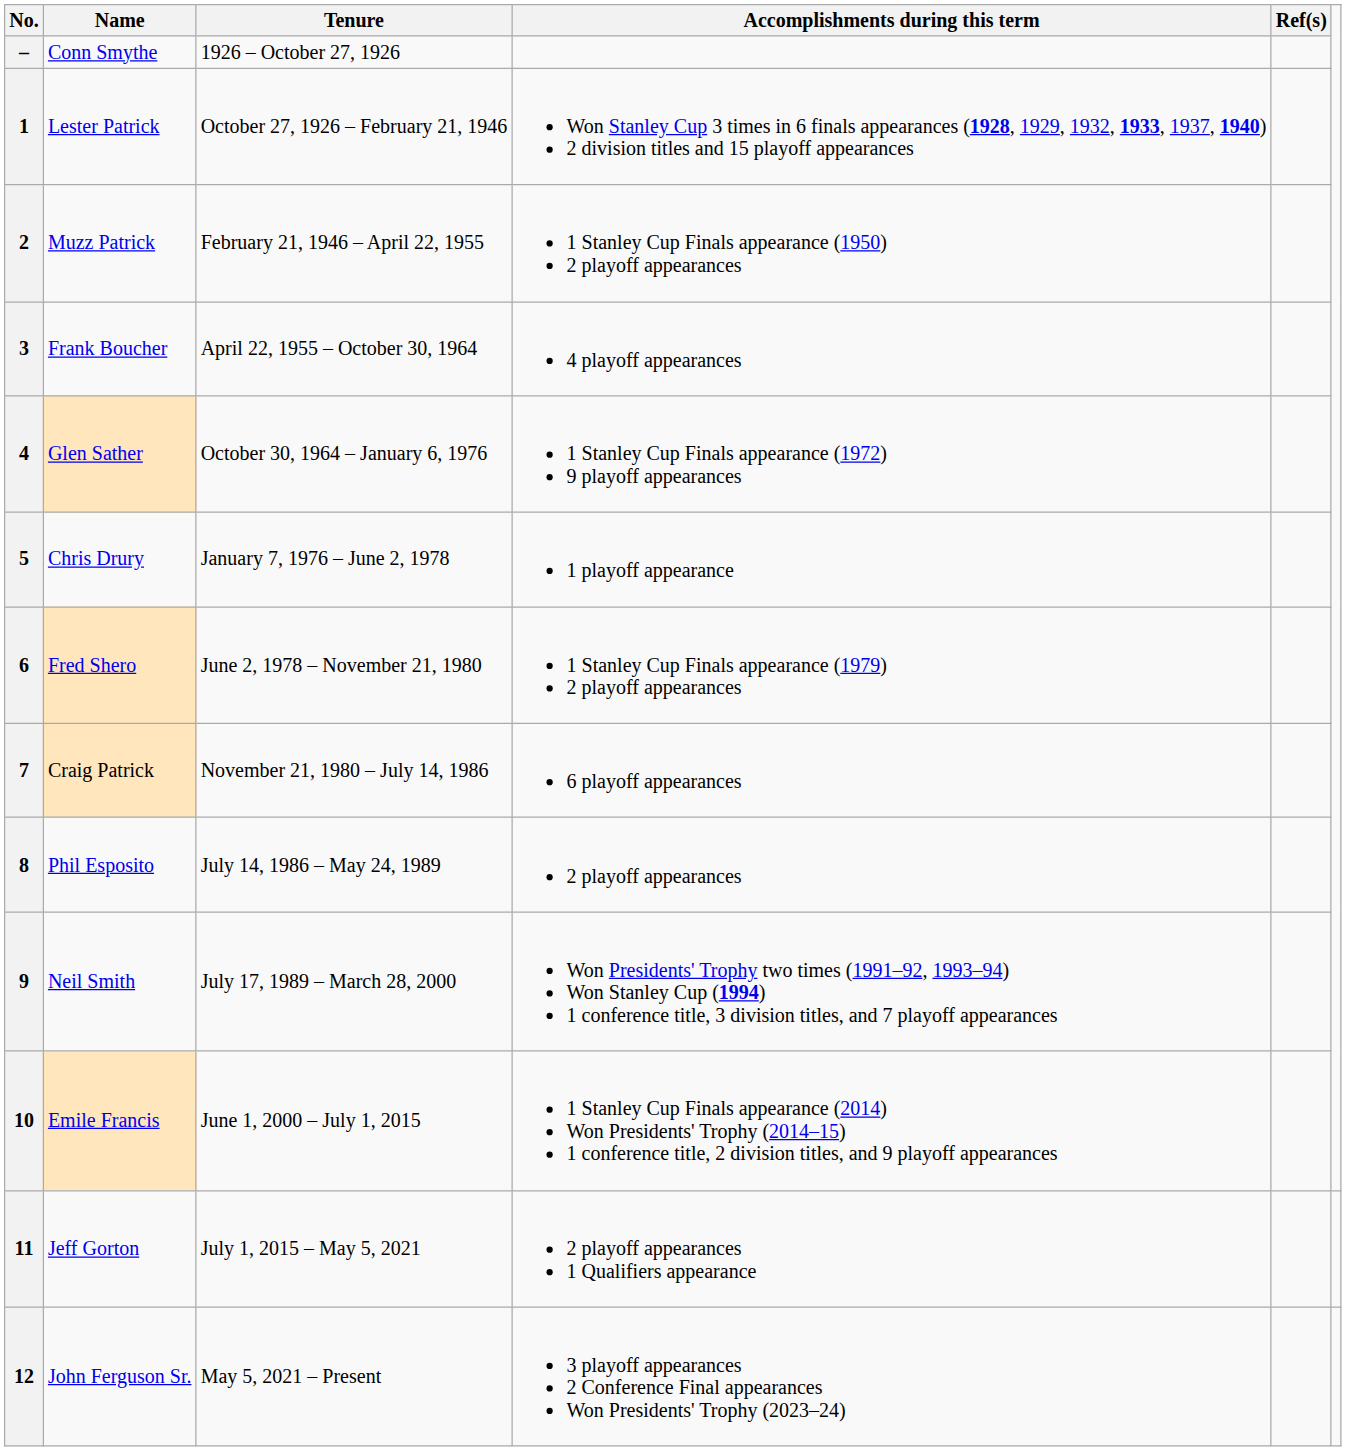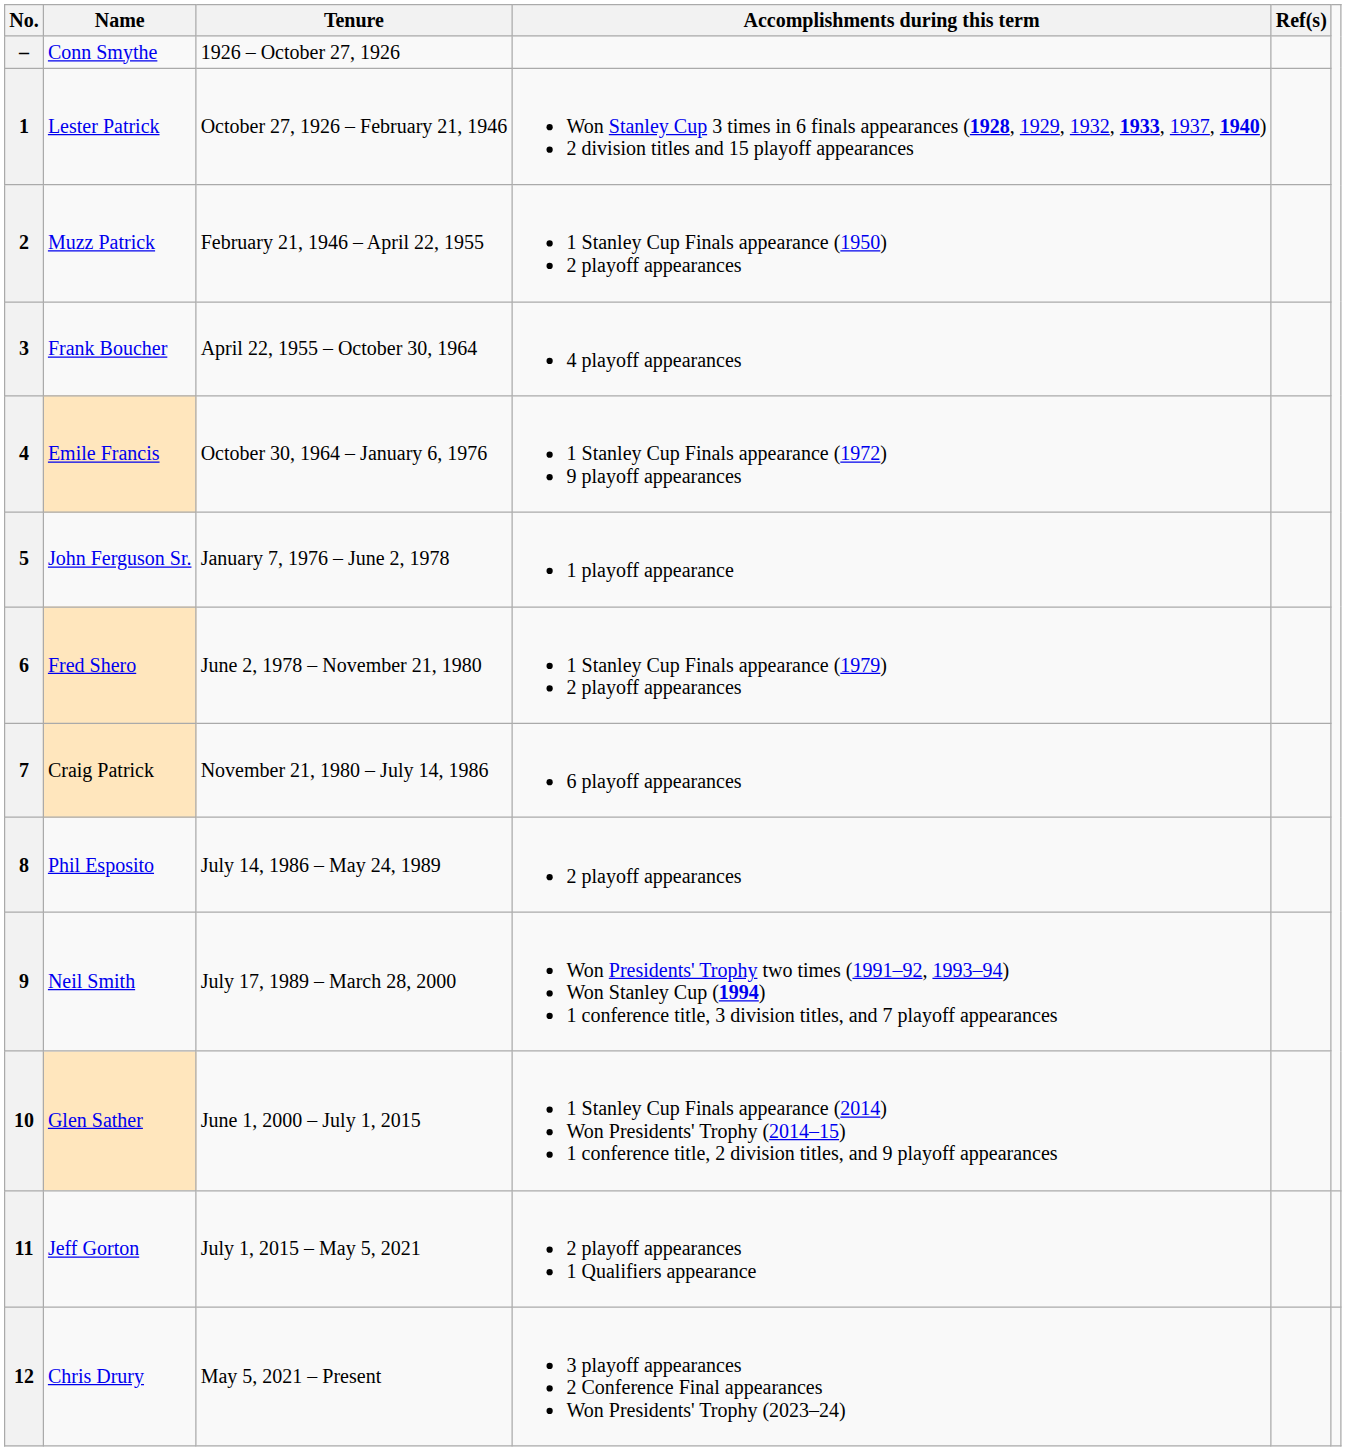(95, 453) Glen Sather -> (104, 453) Emile Francis
(96, 559) Chris Drury -> (120, 559) John Ferguson Sr.
(104, 1120) Emile Francis -> (95, 1120) Glen Sather
(120, 1376) John Ferguson Sr. -> (96, 1376) Chris Drury
